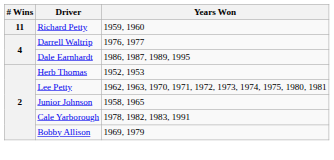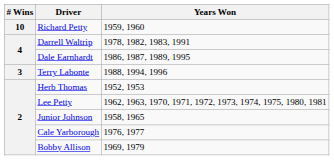(20, 27) 11 -> (20, 27) 10
(124, 42) 1976, 1977 -> (147, 42) 1978, 1982, 1983, 1991
+ row: (63, 72)
(147, 117) 1978, 1982, 1983, 1991 -> (124, 132) 1976, 1977
